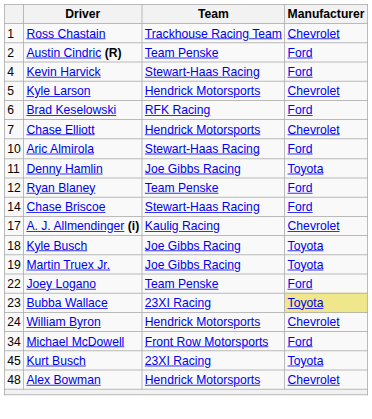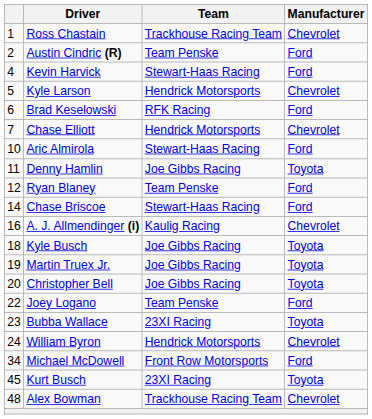(14, 226) 17 -> (14, 226) 16
+ row: (70, 284)
(305, 303) khaki background -> (305, 322) no background
(203, 380) Hendrick Motorsports -> (213, 399) Trackhouse Racing Team
